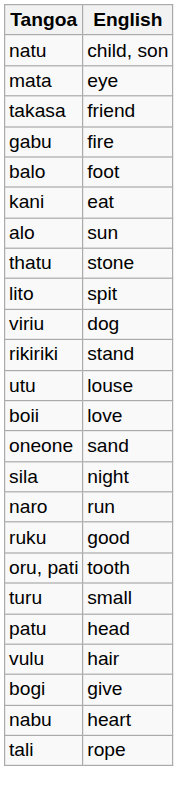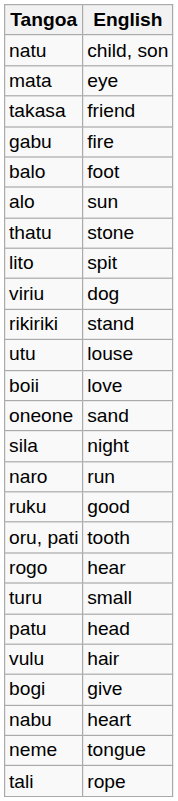- row: (27, 202)
+ row: (28, 567)
+ row: (33, 750)
